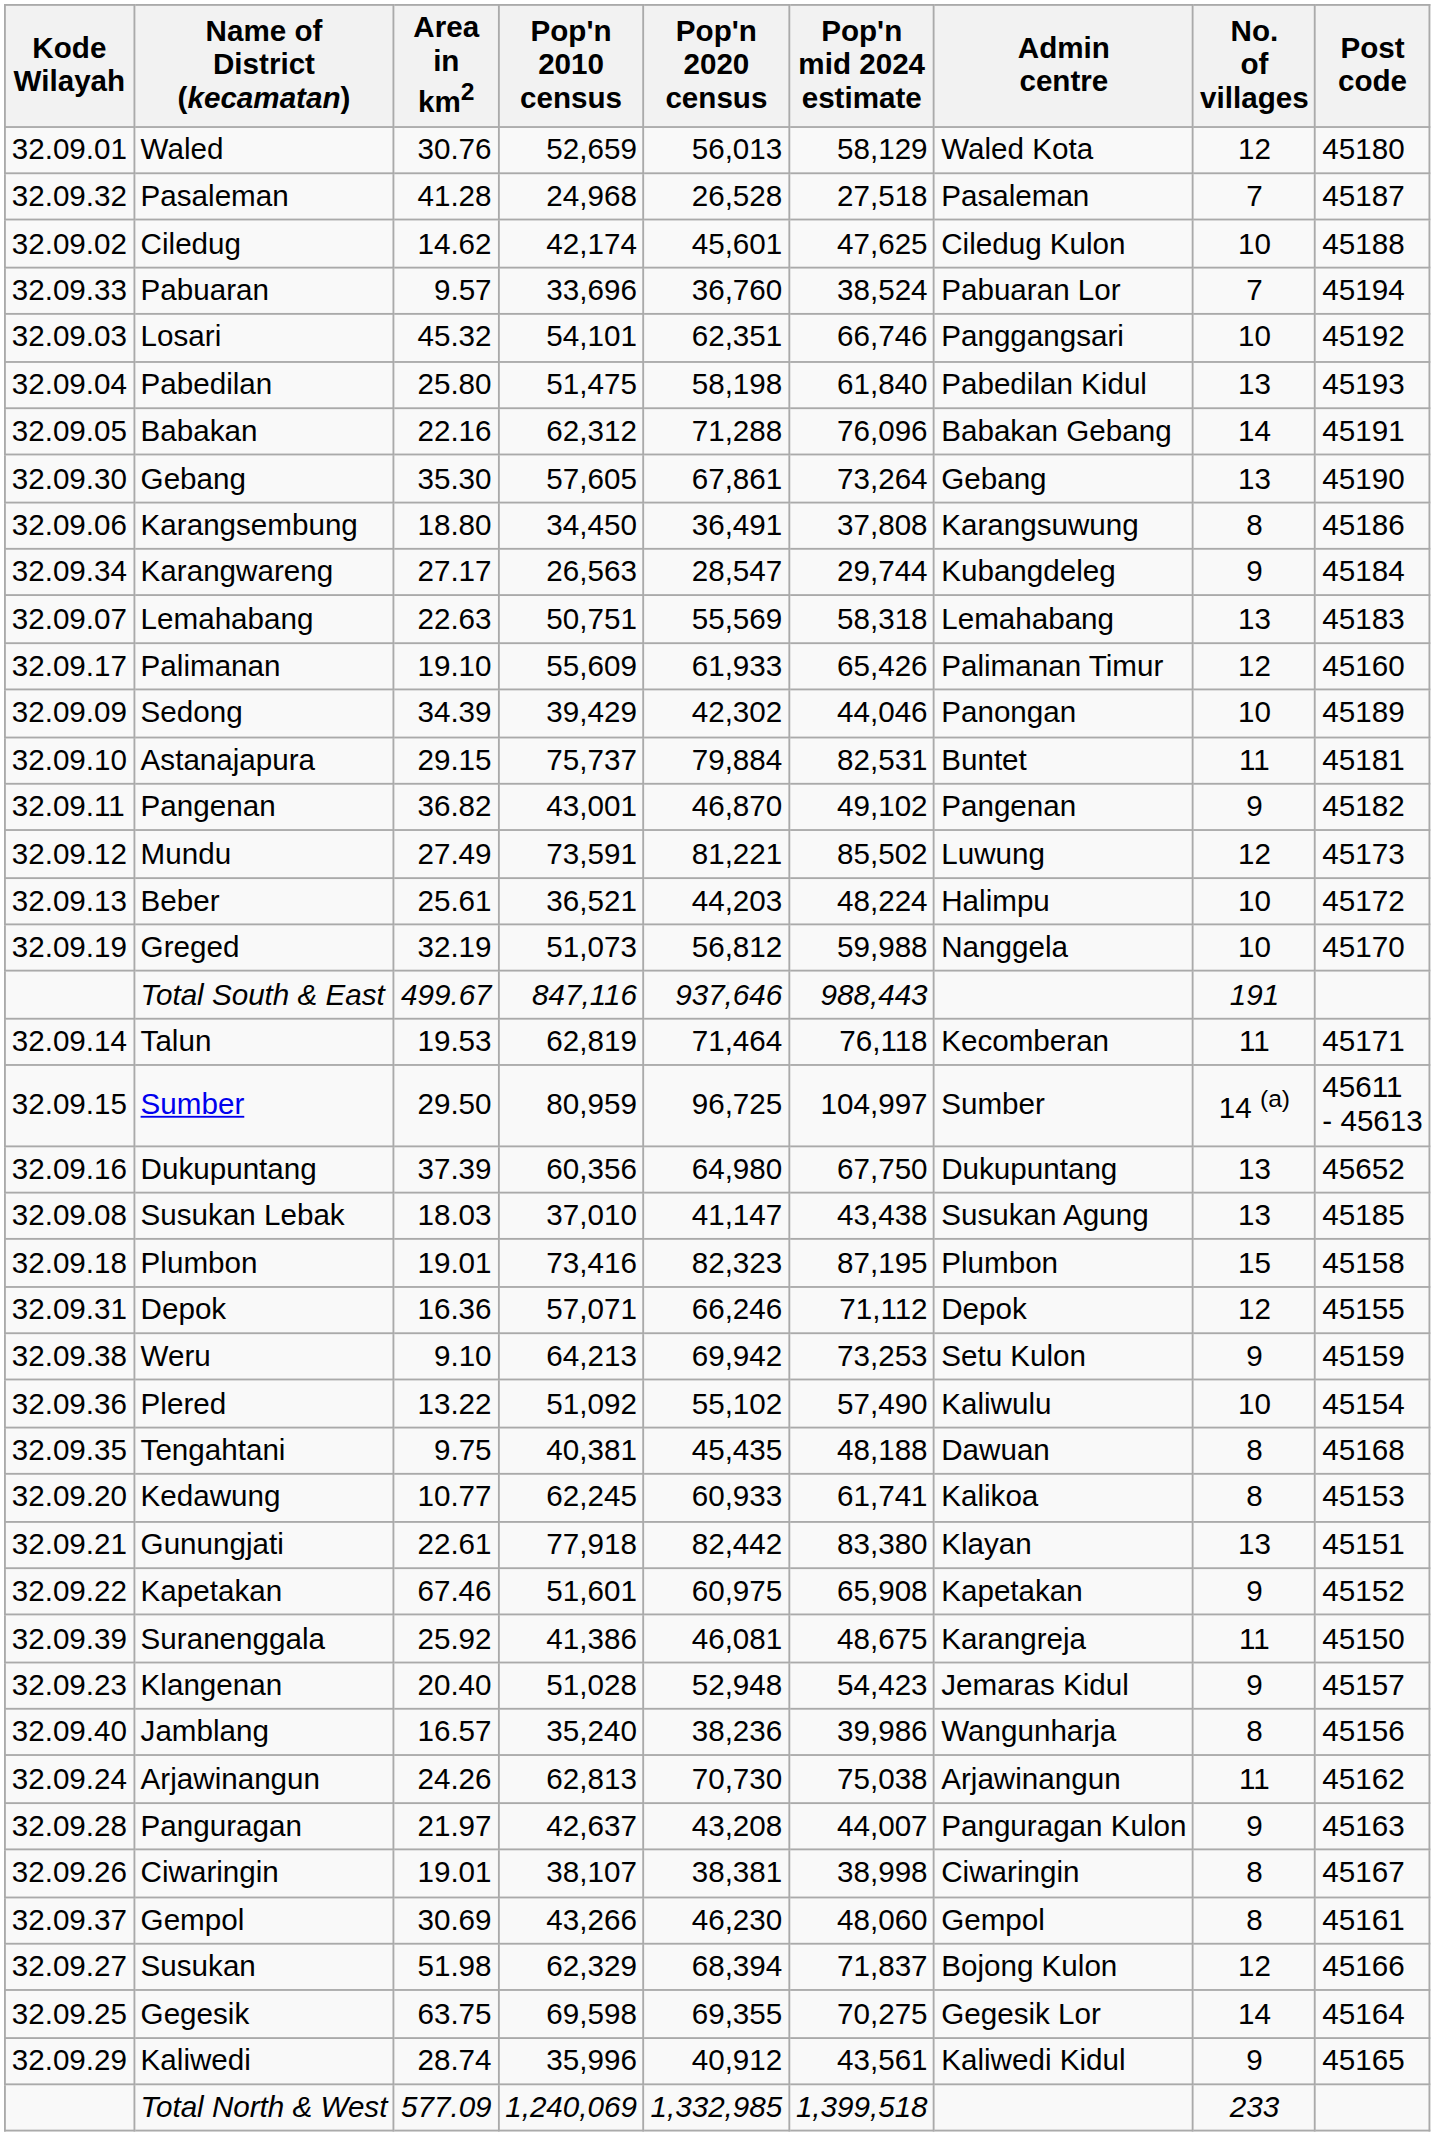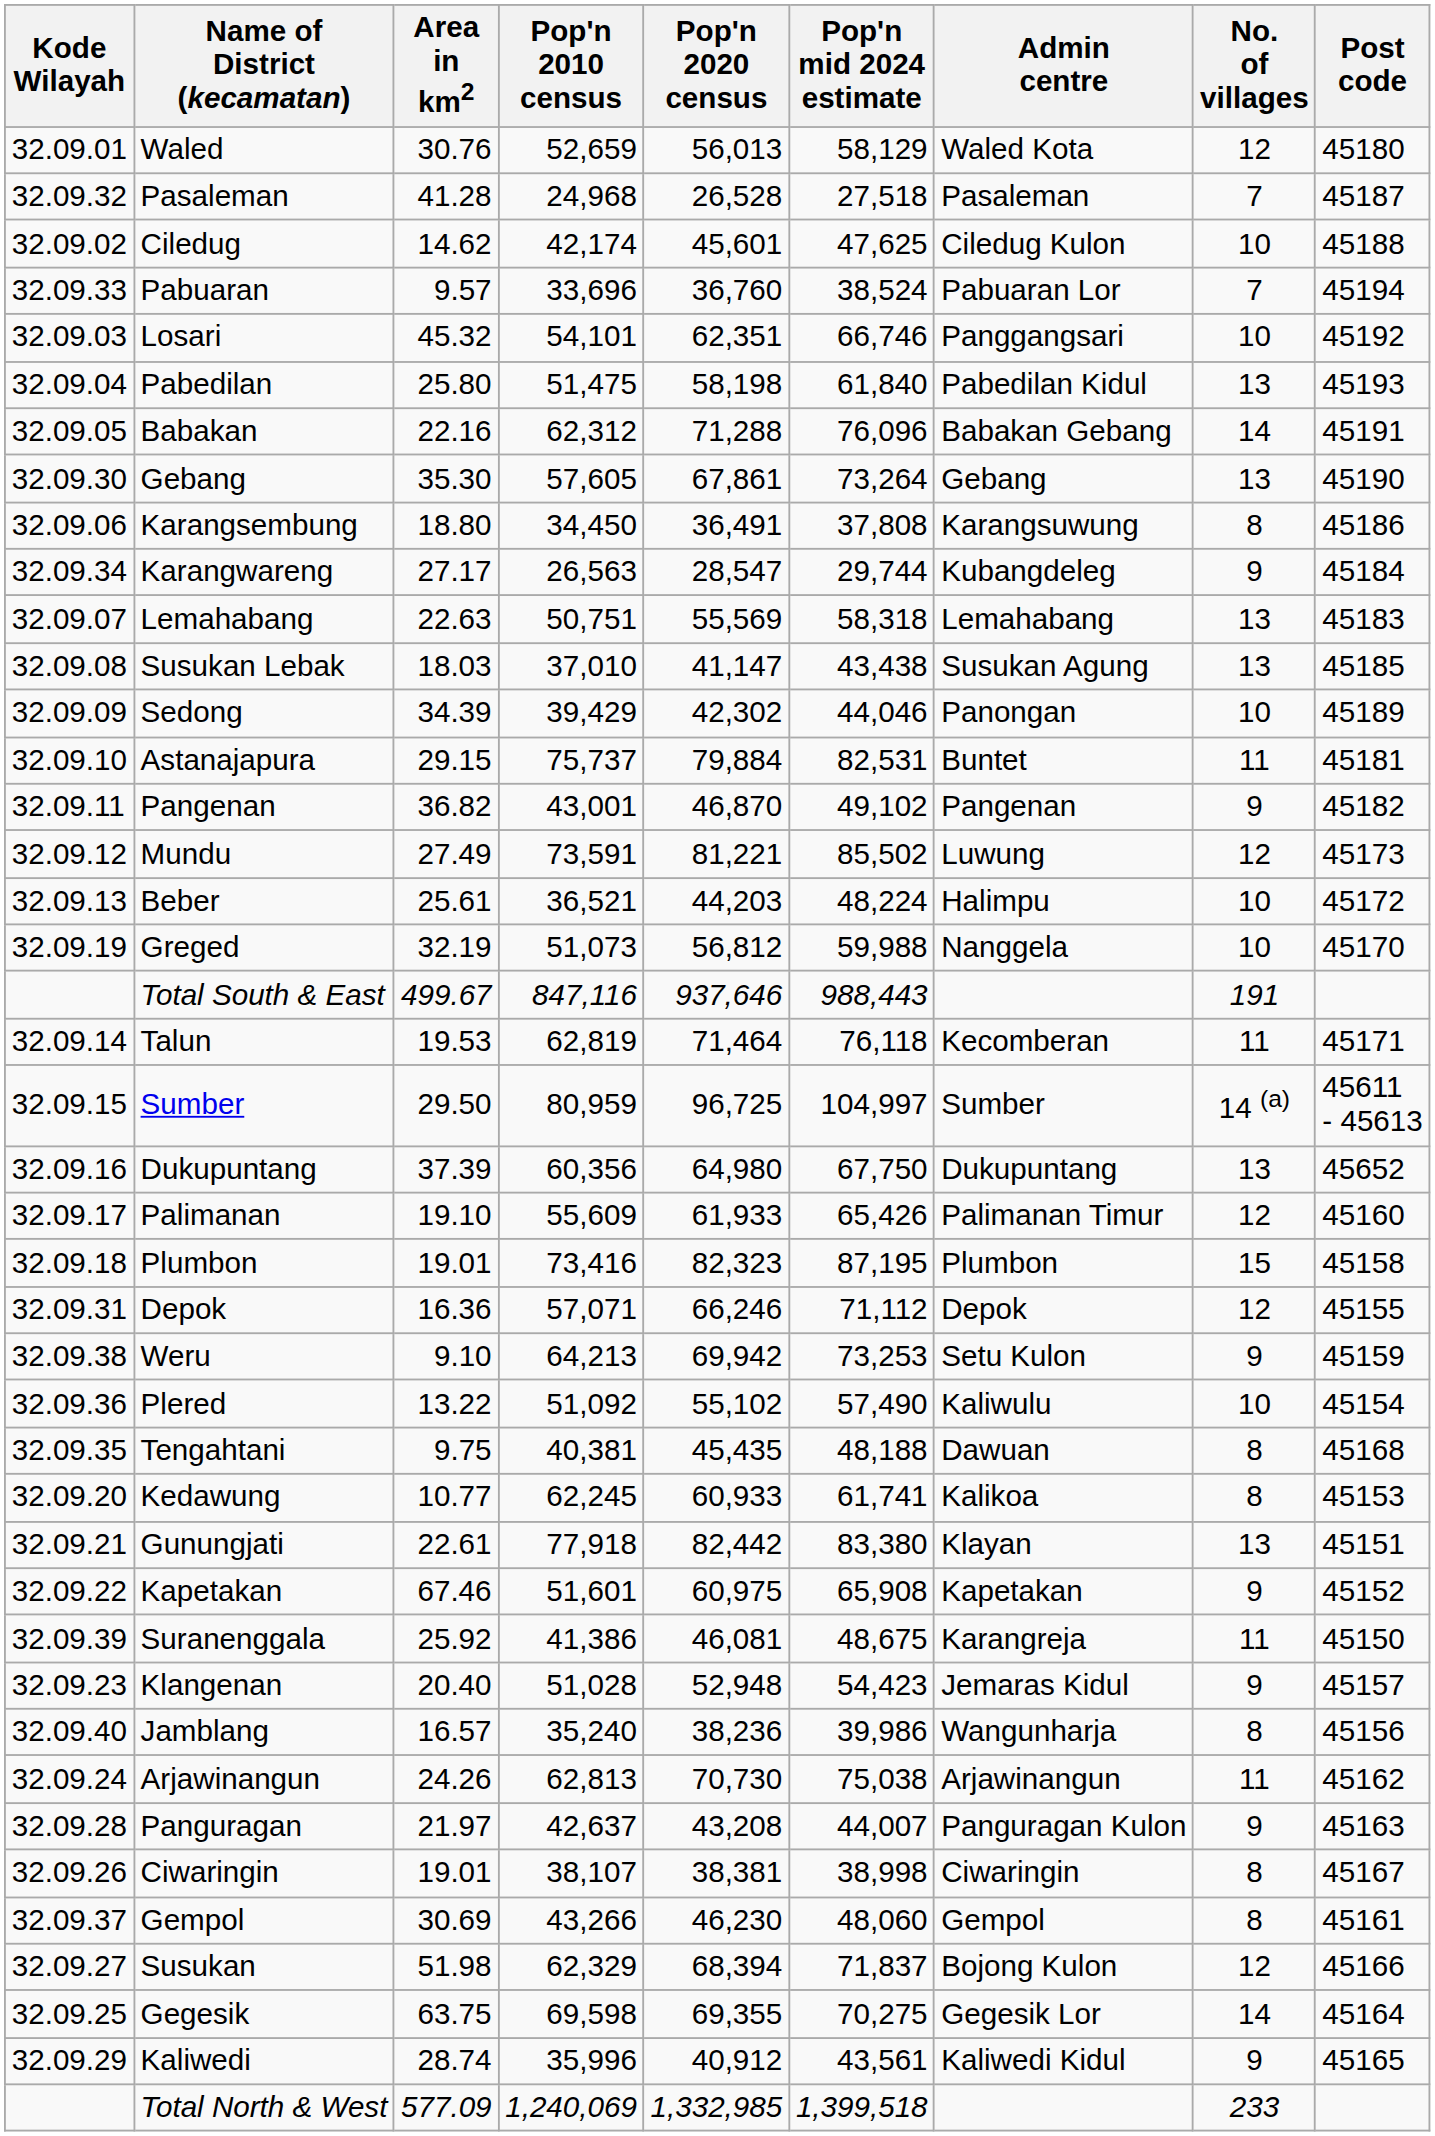rows swapped: (243, 1215) <-> (211, 665)
